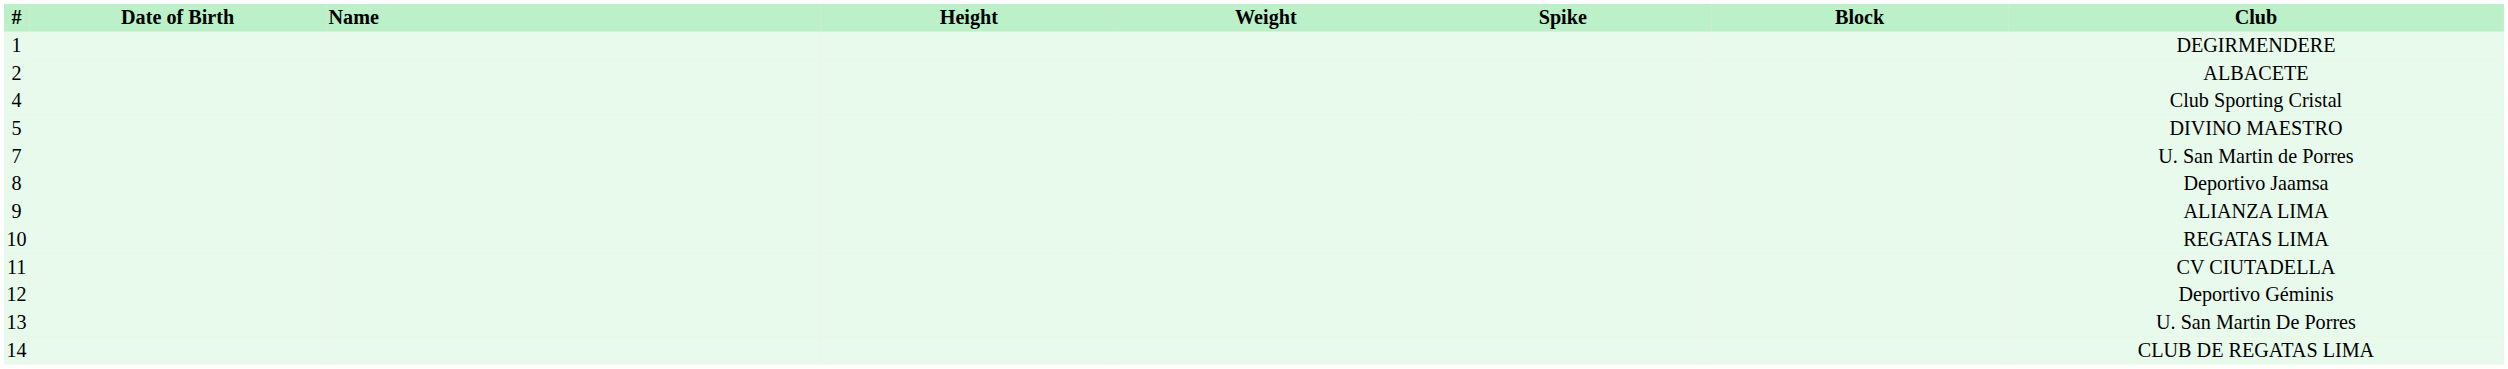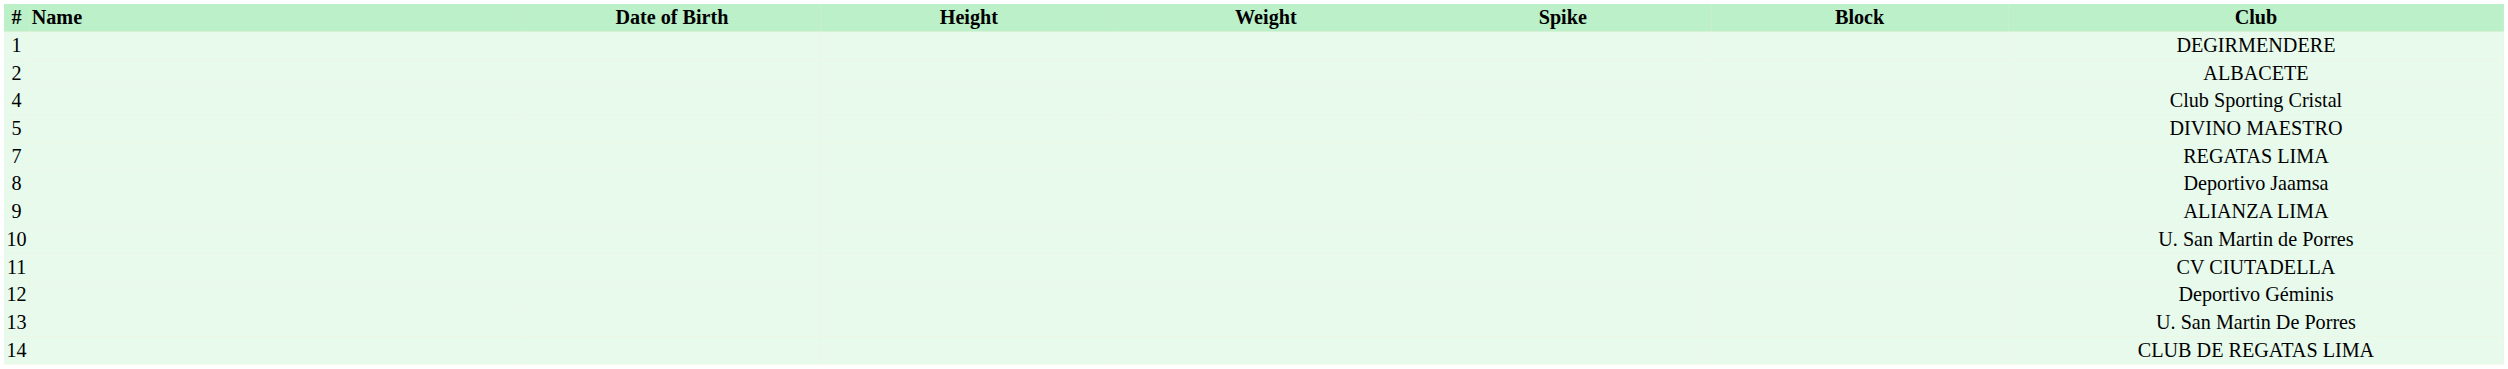columns swapped: (354, 17) <-> (178, 17)
(2256, 156) U. San Martin de Porres -> (2256, 156) REGATAS LIMA
(2256, 239) REGATAS LIMA -> (2256, 239) U. San Martin de Porres
